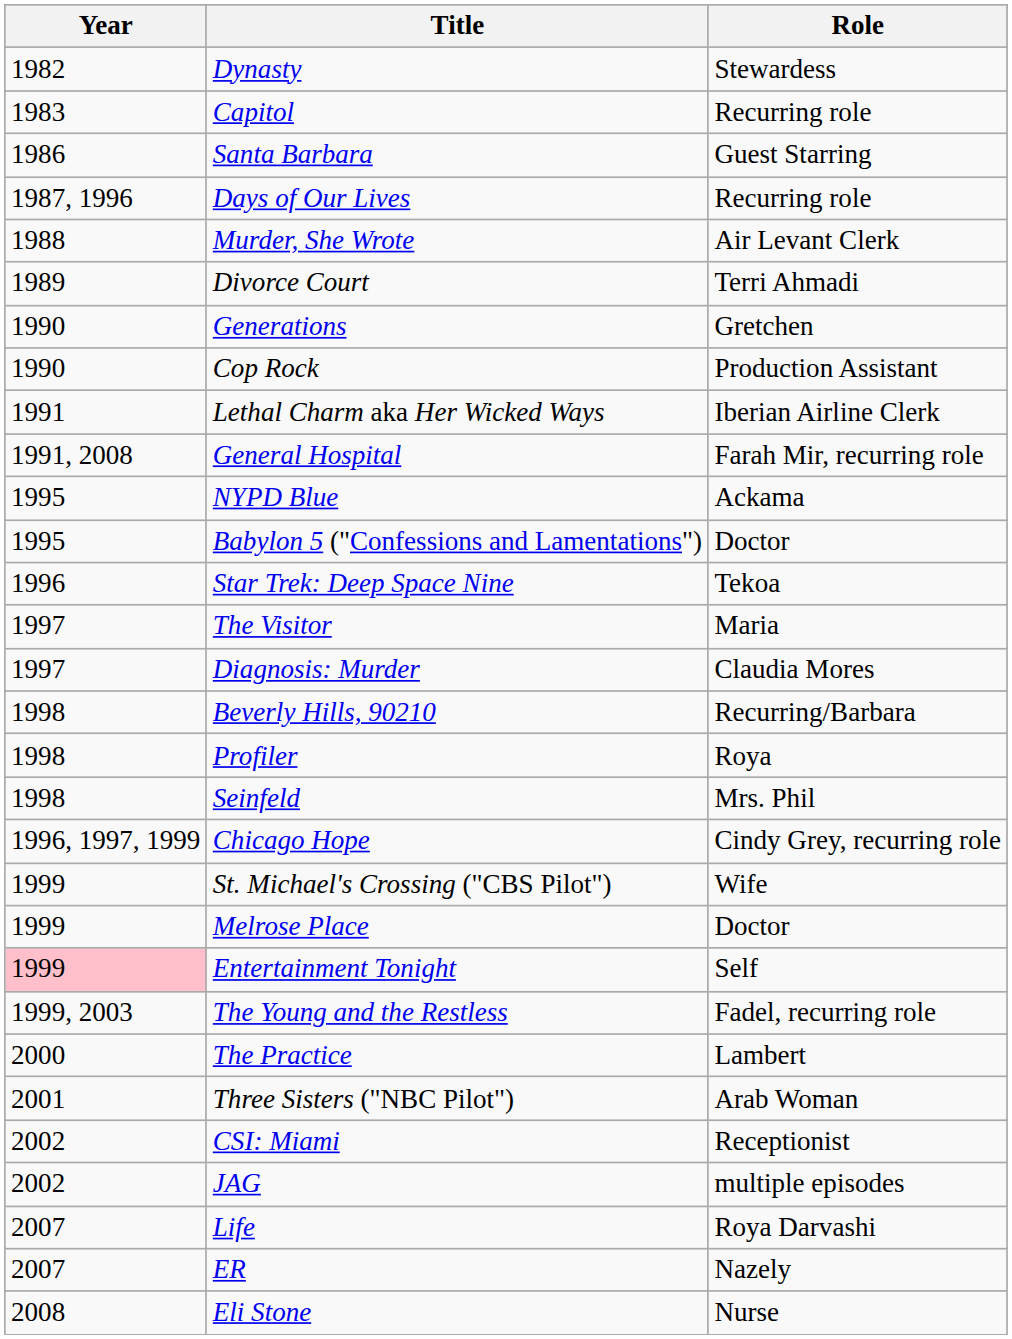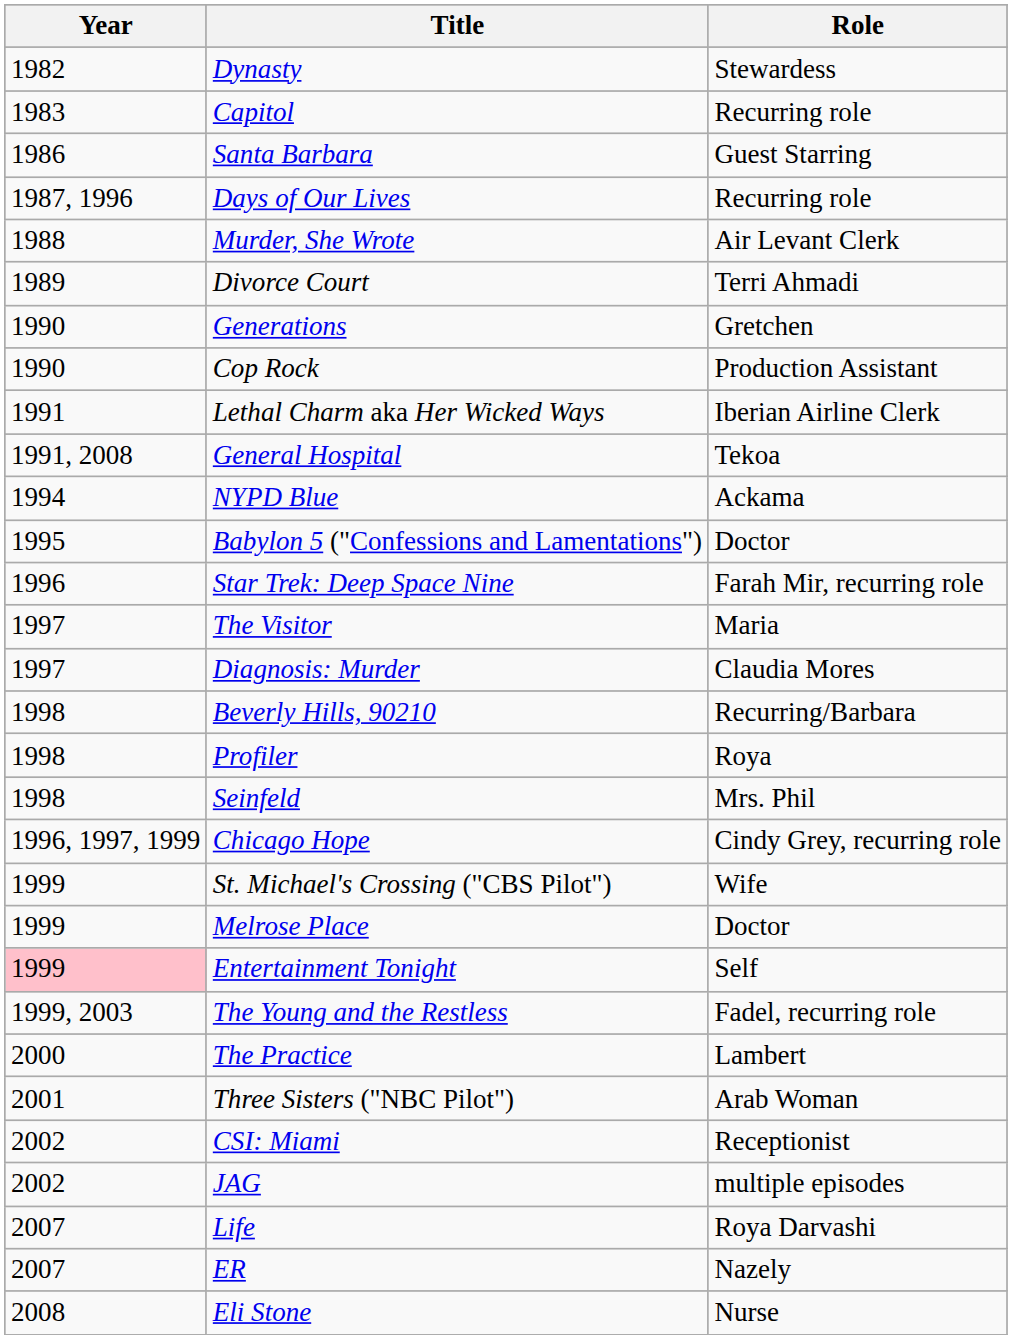(849, 454) Farah Mir, recurring role -> (747, 454) Tekoa
(38, 497) 1995 -> (38, 497) 1994
(747, 583) Tekoa -> (849, 583) Farah Mir, recurring role
